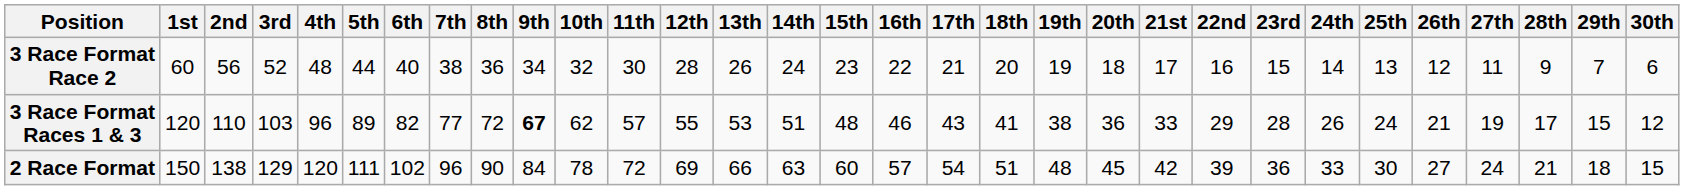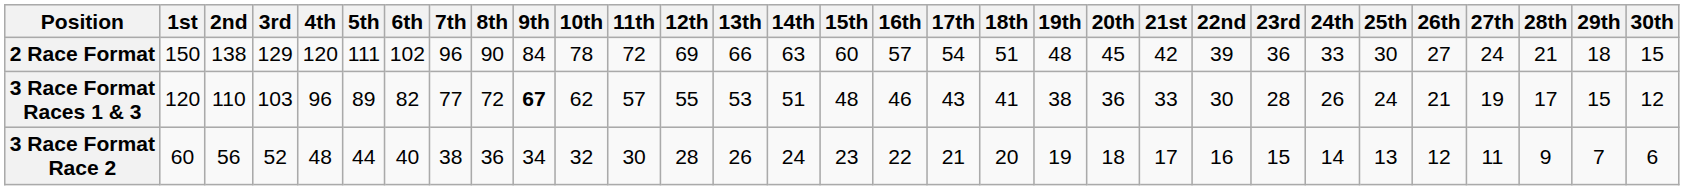rows swapped: (82, 167) <-> (82, 66)
(1222, 122) 29 -> (1222, 99) 30
